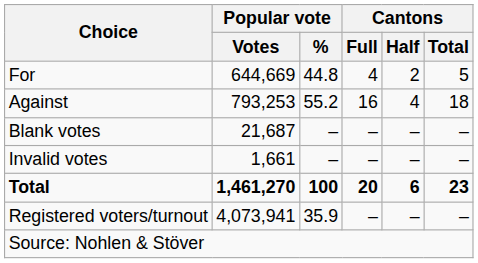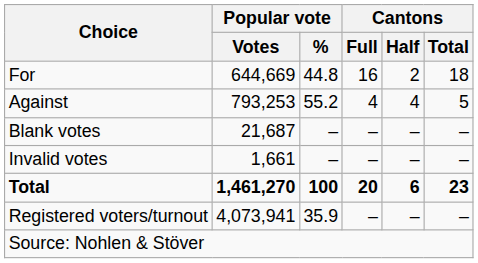(373, 74) 4 -> (368, 74) 16
(464, 74) 5 -> (459, 74) 18
(368, 103) 16 -> (373, 103) 4
(459, 103) 18 -> (464, 103) 5
